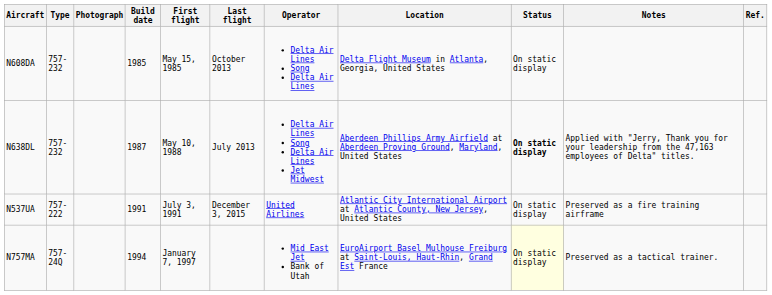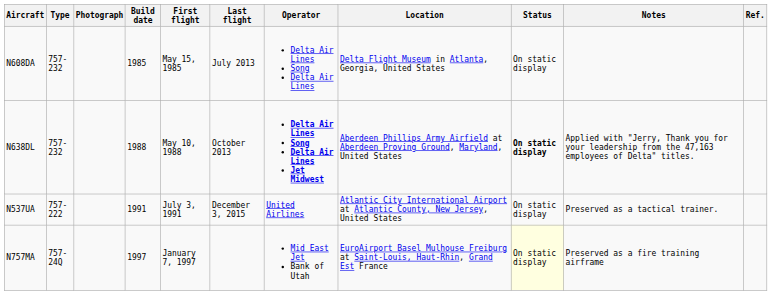(229, 64) October 2013 -> (233, 64) July 2013
(137, 147) 1987 -> (137, 147) 1988
(233, 147) July 2013 -> (229, 147) October 2013
(301, 152) normal -> (301, 152) bold
(632, 209) Preserved as a fire training airframe -> (642, 209) Preserved as a tactical trainer.
(137, 258) 1994 -> (137, 258) 1997
(642, 258) Preserved as a tactical trainer. -> (632, 258) Preserved as a fire training airframe
